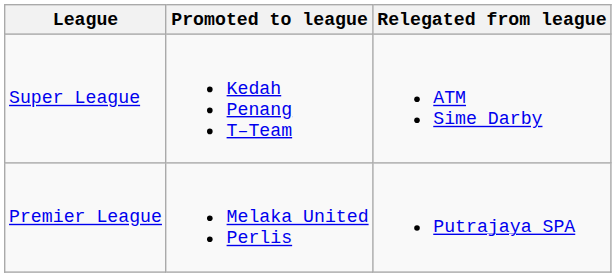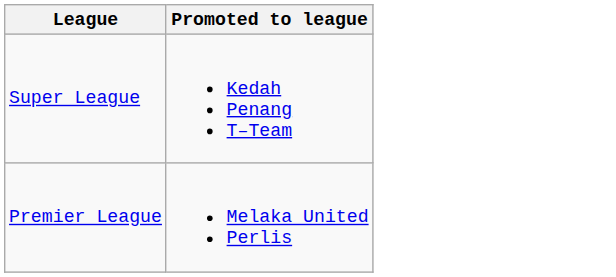- column: (492, 20)
